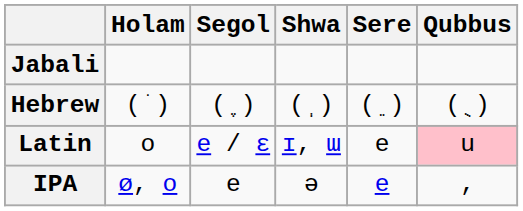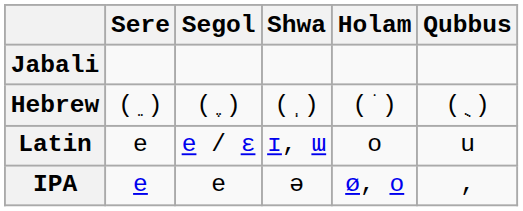columns swapped: (382, 25) <-> (148, 25)
(468, 145) pink background -> (468, 145) no background
